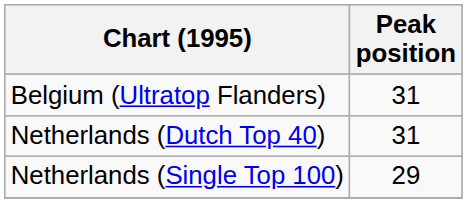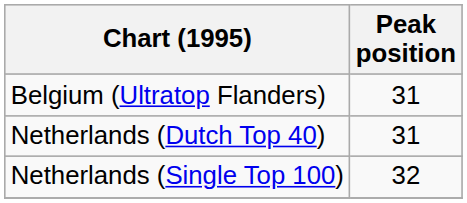(406, 176) 29 -> (406, 176) 32
